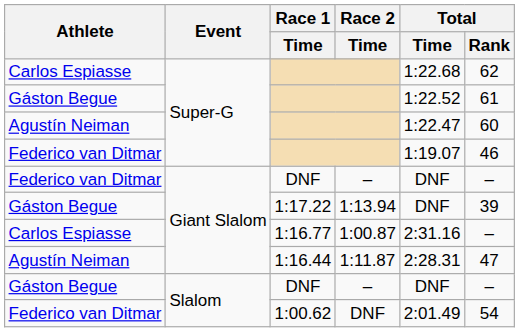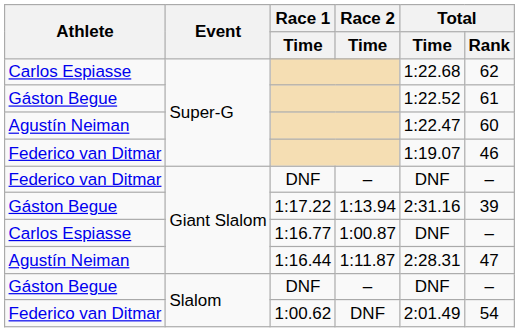(432, 206) DNF -> (432, 206) 2:31.16
(432, 233) 2:31.16 -> (432, 233) DNF
